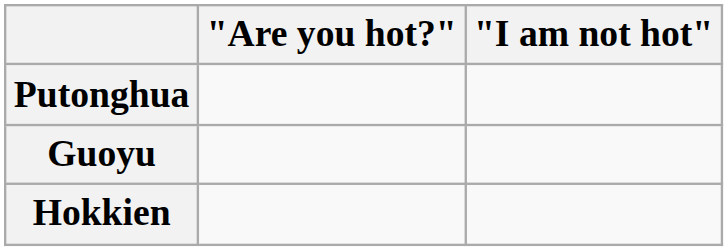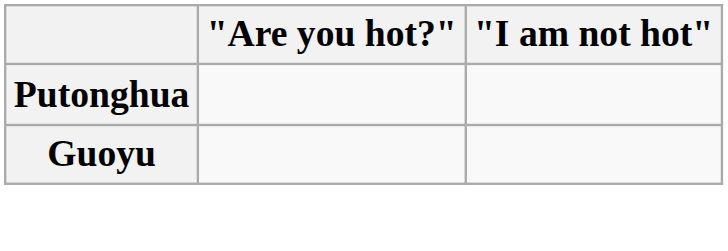- row: (102, 213)
